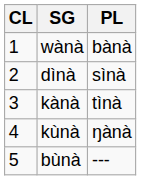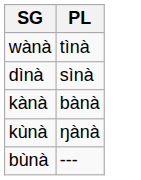- column: (21, 18)
(112, 47) bànà -> (75, 47) tìnà
(107, 103) tìnà -> (80, 103) bànà
